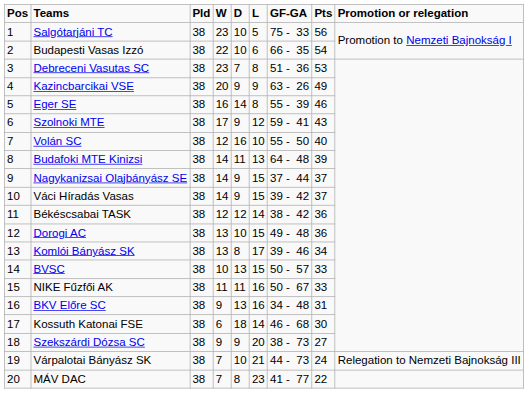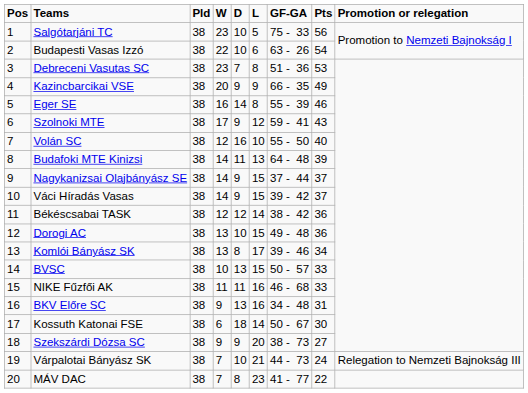(290, 50) 66 - 35 -> (290, 50) 63 - 26
(290, 86) 63 - 26 -> (290, 86) 66 - 35
(290, 287) 50 - 67 -> (290, 287) 46 - 68
(290, 324) 46 - 68 -> (290, 324) 50 - 67
